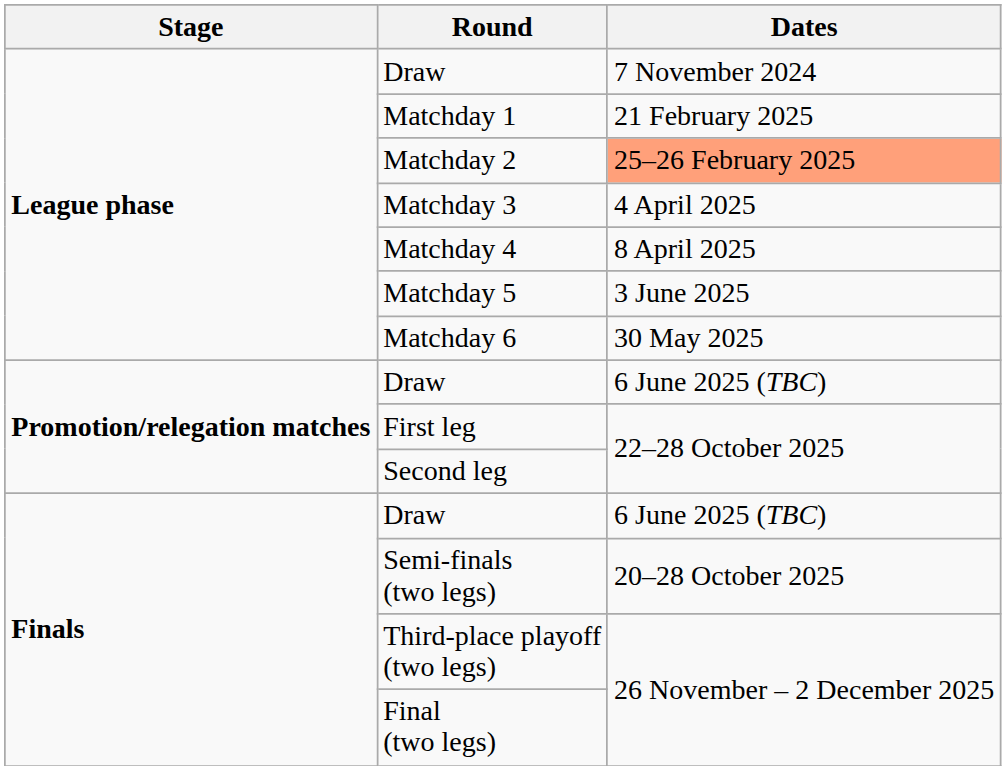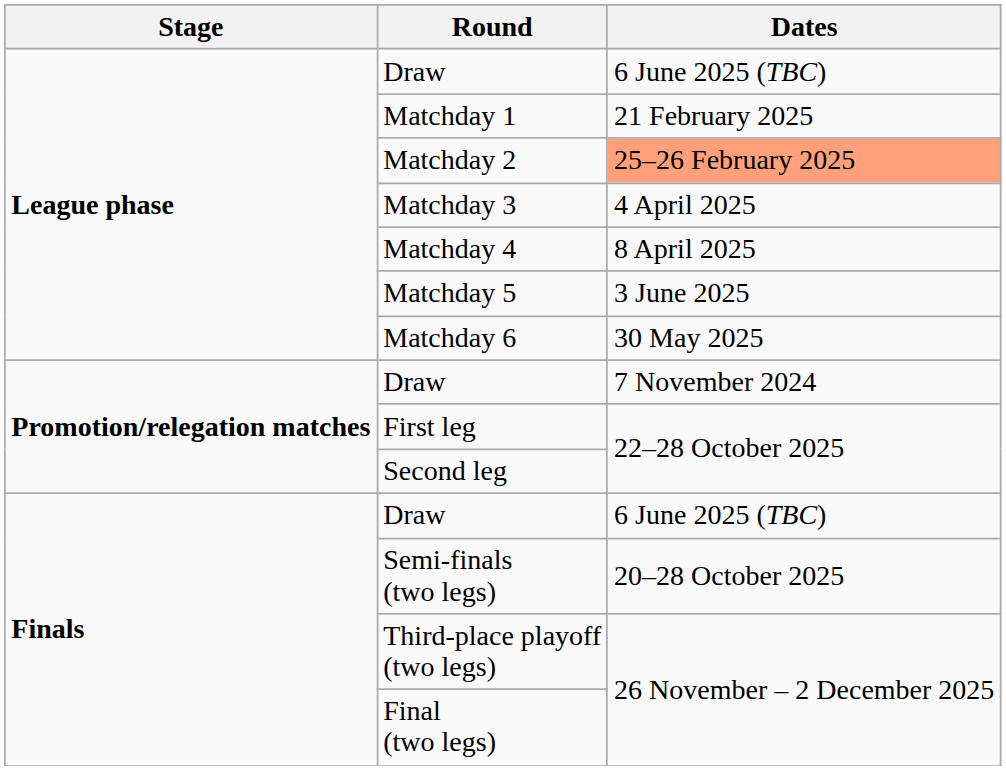(715, 71) 7 November 2024 -> (720, 71) 6 June 2025 (TBC)
(720, 381) 6 June 2025 (TBC) -> (715, 381) 7 November 2024
